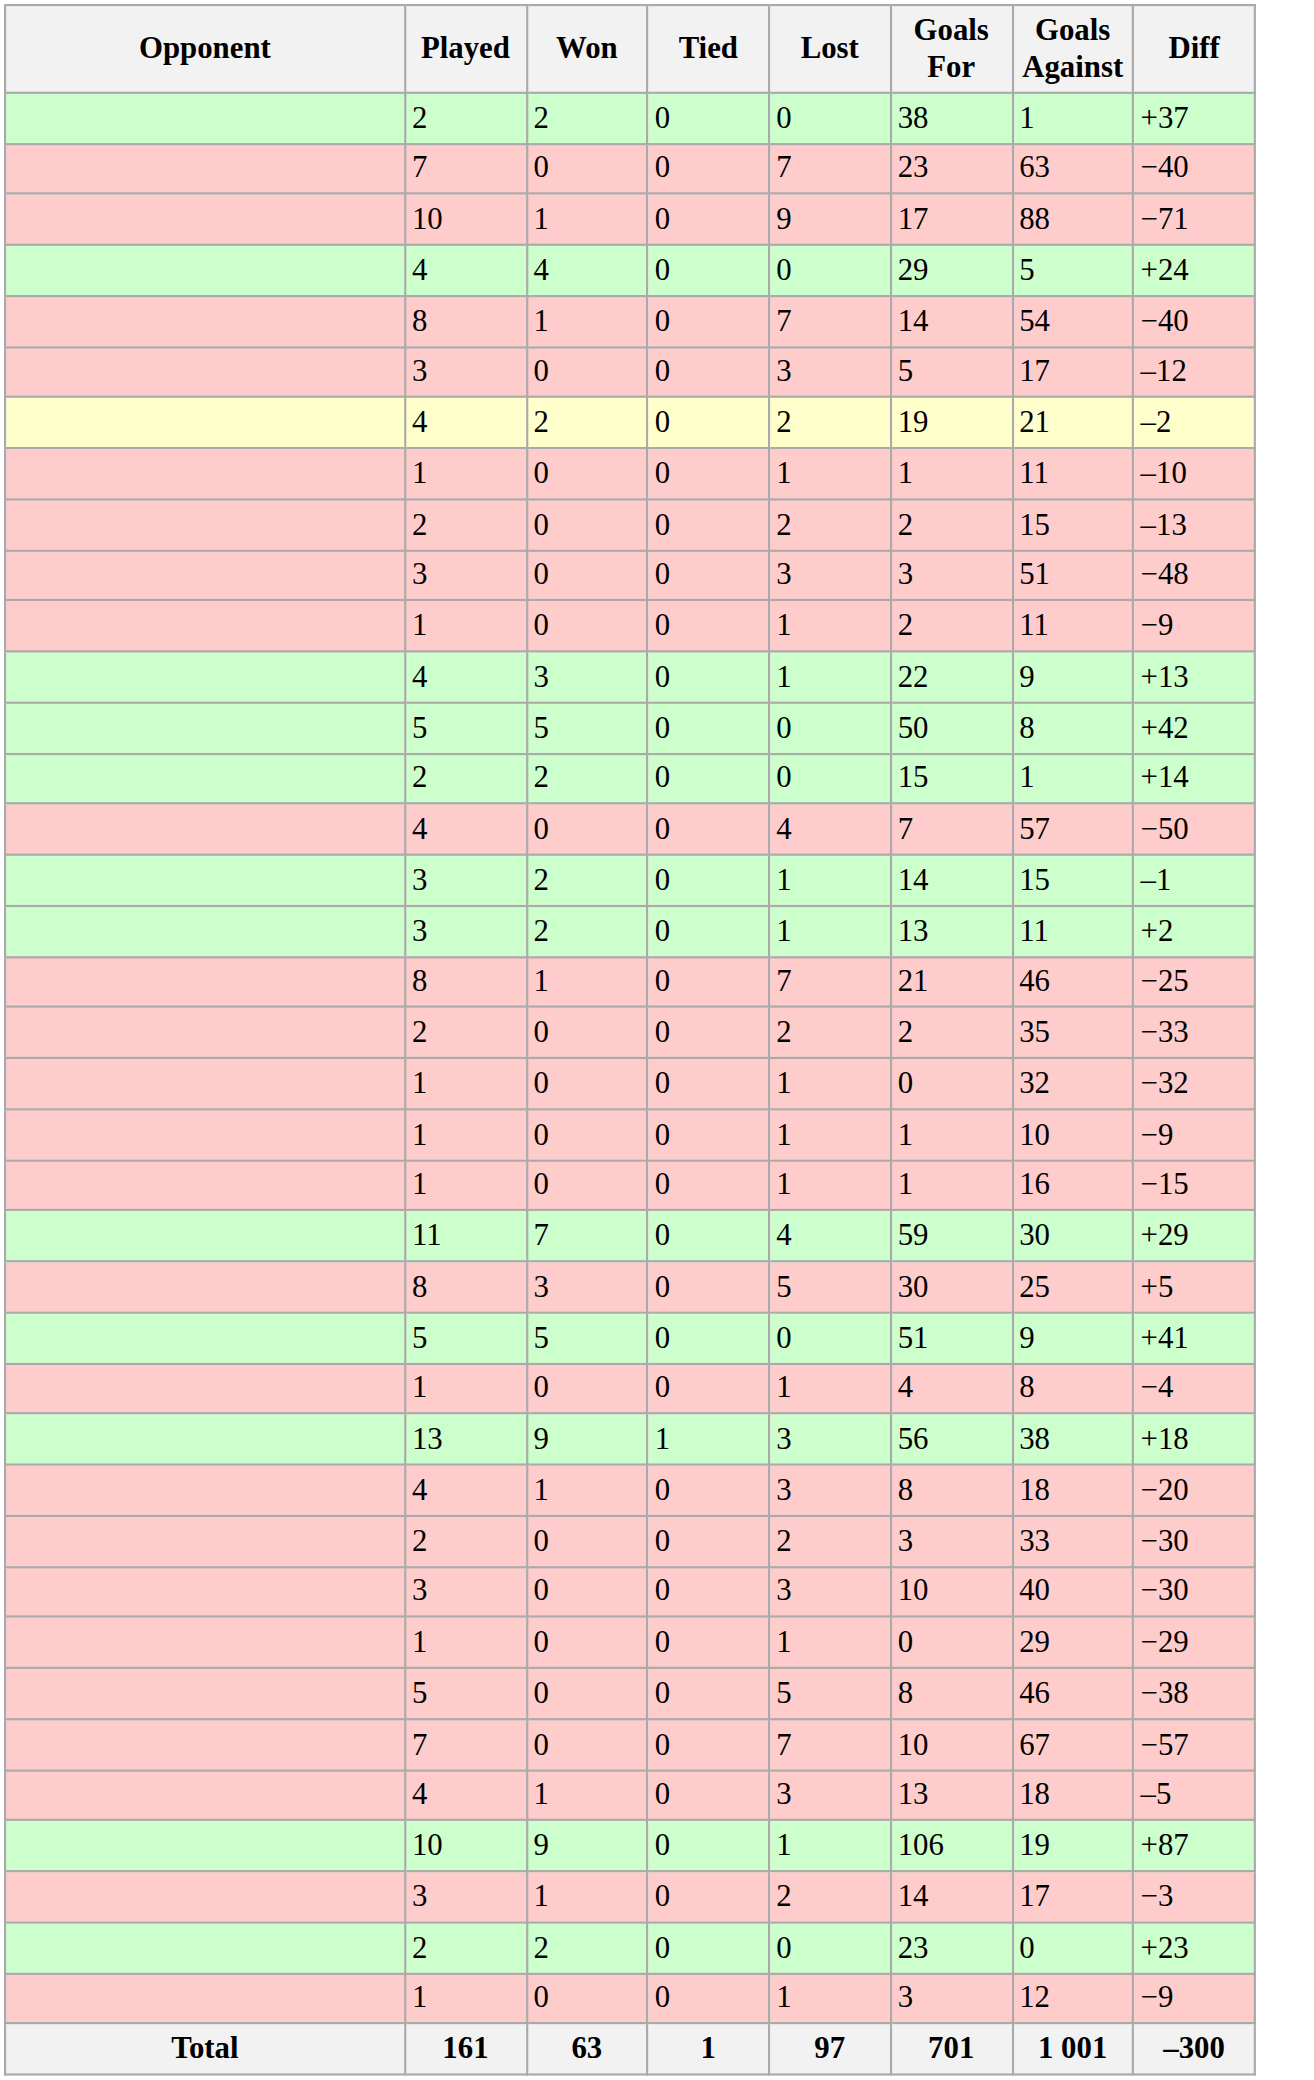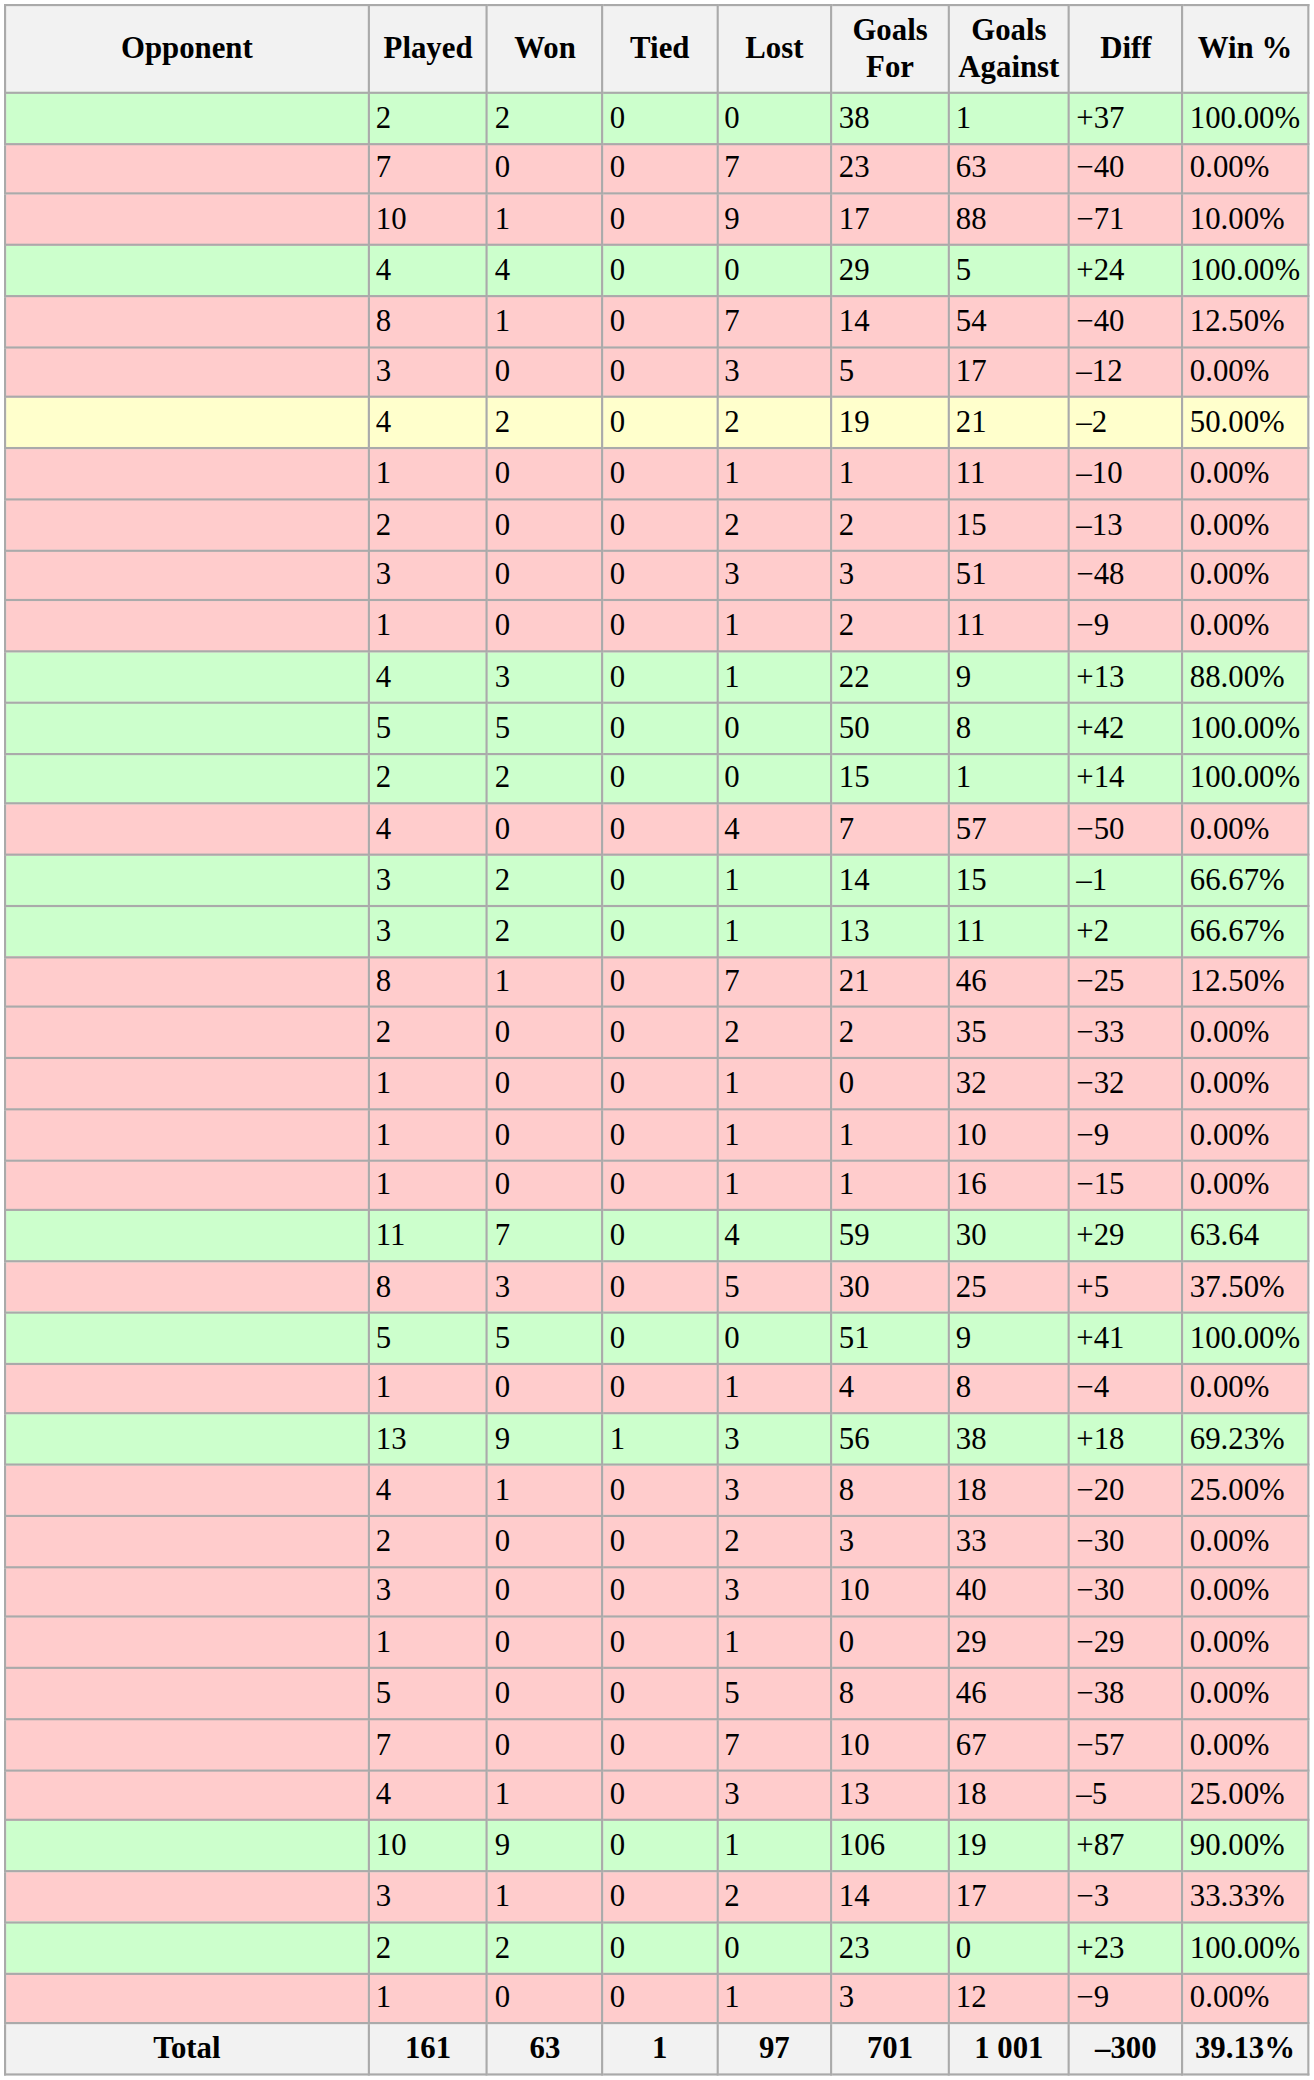+ column: (1245, 48)
